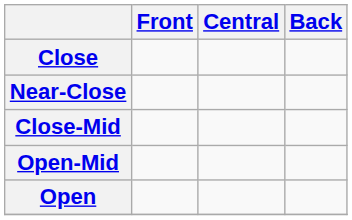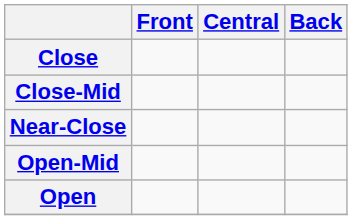rows swapped: (68, 92) <-> (68, 127)
